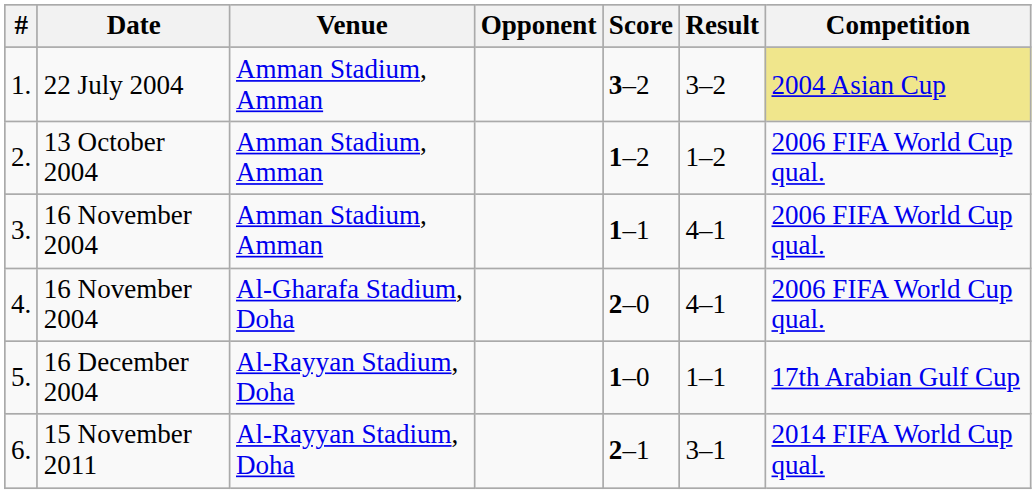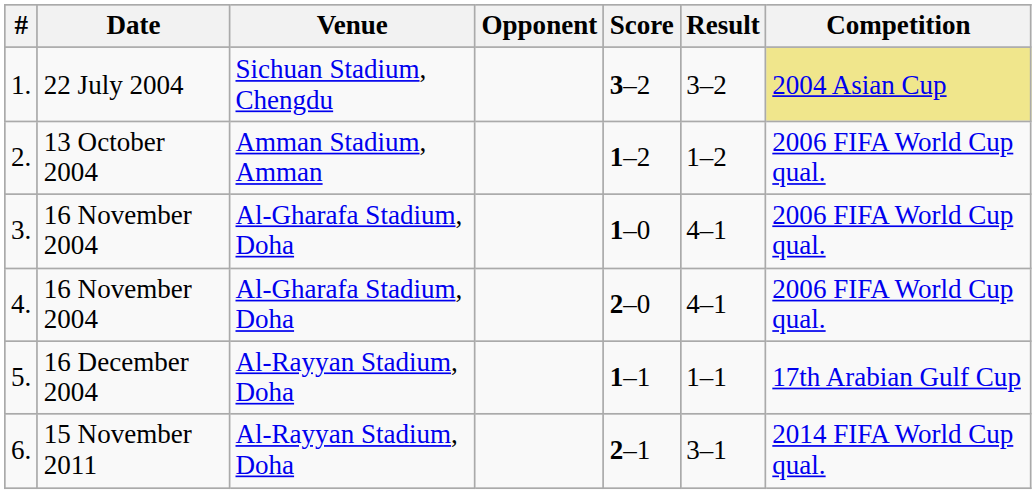(331, 84) Amman Stadium, Amman -> (331, 84) Sichuan Stadium, Chengdu
(331, 230) Amman Stadium, Amman -> (349, 230) Al-Gharafa Stadium, Doha
(629, 230) 1–1 -> (630, 230) 1–0
(629, 377) 1–0 -> (630, 377) 1–1
